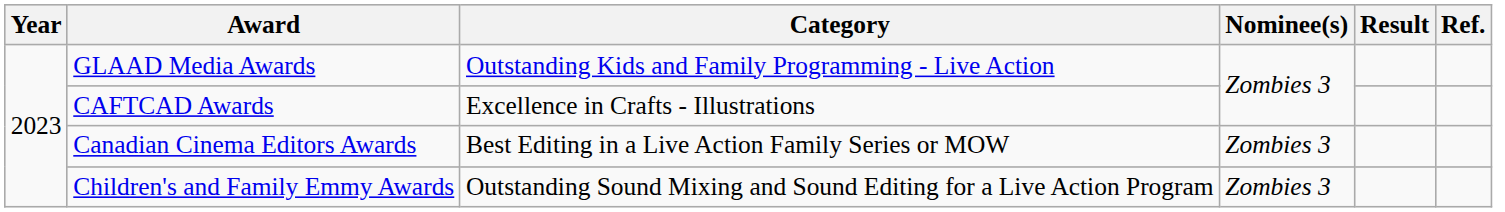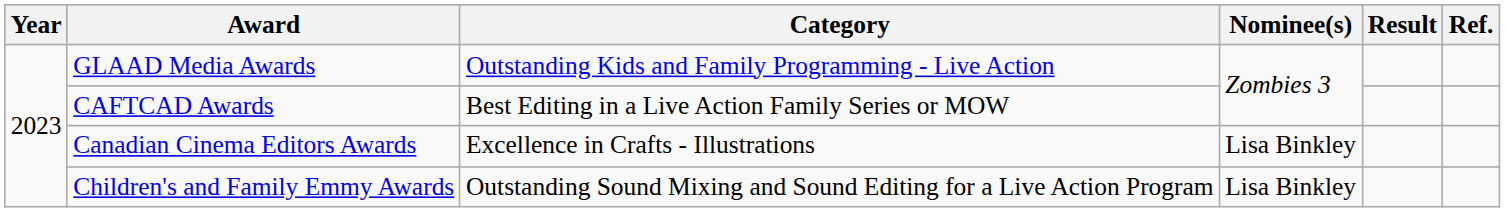(640, 105) Excellence in Crafts - Illustrations -> (738, 105) Best Editing in a Live Action Family Series or MOW
(738, 145) Best Editing in a Live Action Family Series or MOW -> (640, 145) Excellence in Crafts - Illustrations
(1278, 145) Zombies 3 -> (1291, 145) Lisa Binkley
(1278, 186) Zombies 3 -> (1291, 186) Lisa Binkley
